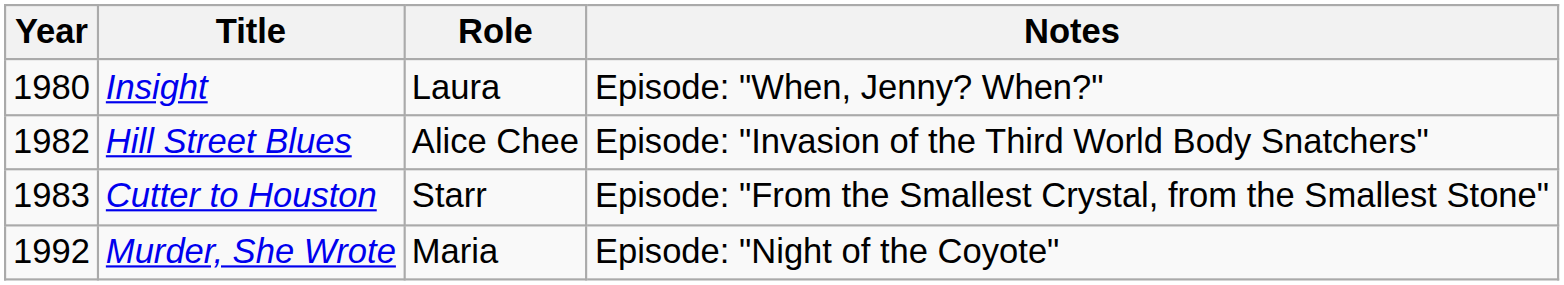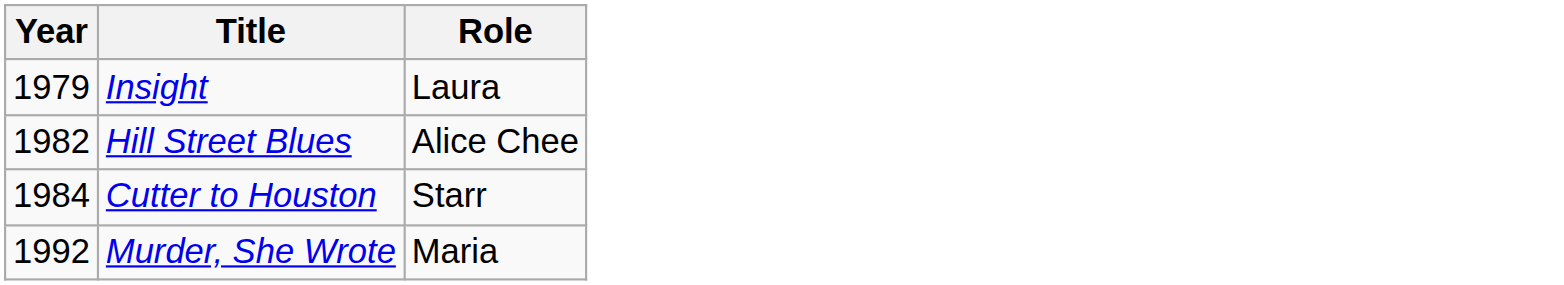- column: (1072, 31)
(51, 86) 1980 -> (51, 86) 1979
(51, 196) 1983 -> (51, 196) 1984
